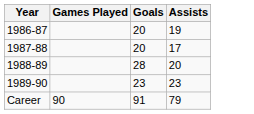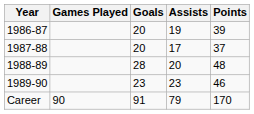+ column: (230, 13)
